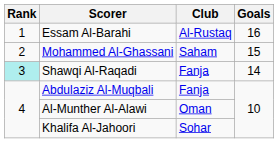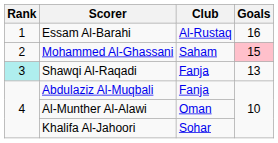(254, 52) no background -> (254, 52) pink background
(254, 71) 14 -> (254, 71) 13
